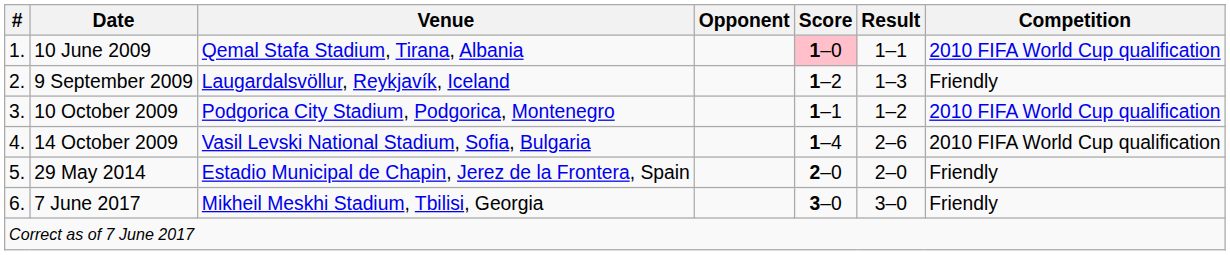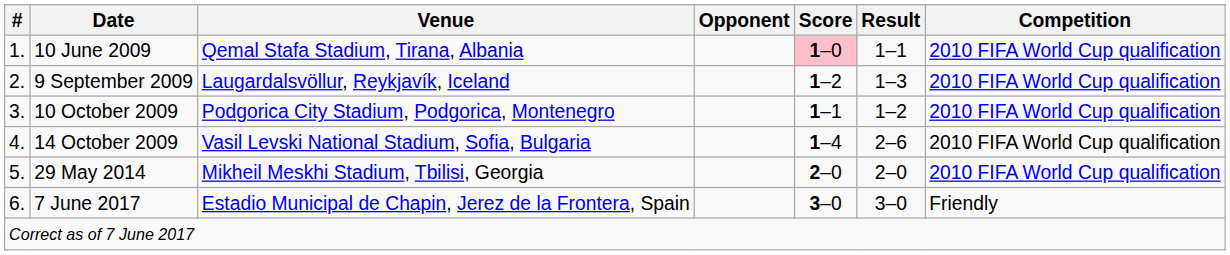(964, 81) Friendly -> (1075, 81) 2010 FIFA World Cup qualification
(446, 173) Estadio Municipal de Chapin, Jerez de la Frontera, Spain -> (373, 173) Mikheil Meskhi Stadium, Tbilisi, Georgia
(964, 173) Friendly -> (1075, 173) 2010 FIFA World Cup qualification
(373, 203) Mikheil Meskhi Stadium, Tbilisi, Georgia -> (446, 203) Estadio Municipal de Chapin, Jerez de la Frontera, Spain
